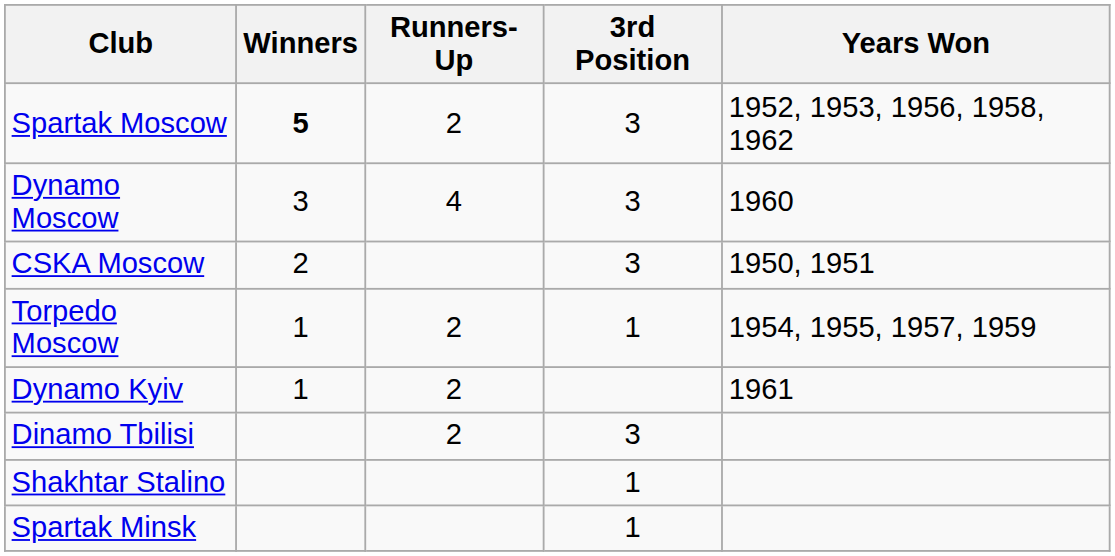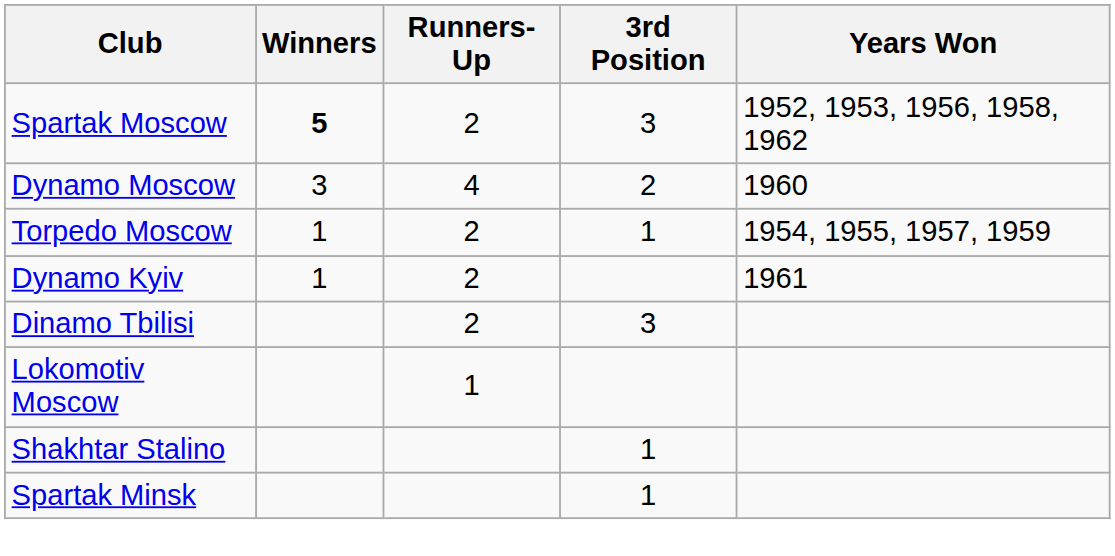(633, 201) 3 -> (648, 185) 2
- row: (108, 264)
+ row: (78, 386)
